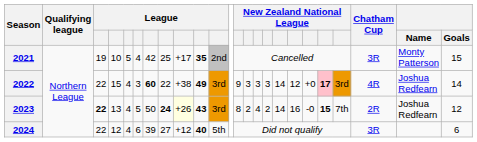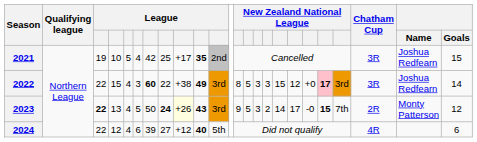(419, 58) Monty Patterson -> (418, 58) Joshua Redfearn
(238, 84) 9 -> (238, 84) 8
(248, 84) 3 -> (248, 84) 5
(280, 84) 14 -> (280, 84) 15
(374, 84) 4R -> (374, 84) 3R
(238, 109) 8 -> (238, 109) 9
(248, 109) 2 -> (248, 109) 5
(258, 109) 4 -> (258, 109) 3
(295, 109) 16 -> (295, 109) 17
(418, 109) Joshua Redfearn -> (419, 109) Monty Patterson
(374, 130) 3R -> (374, 130) 4R
